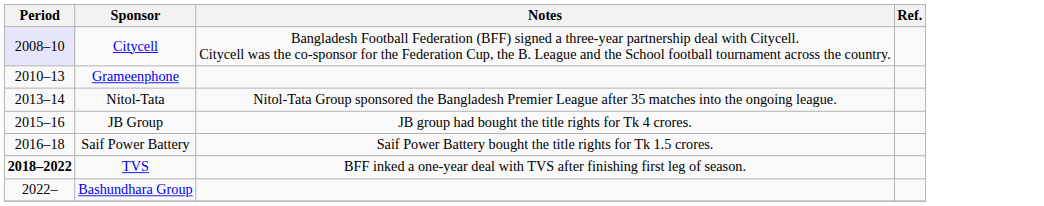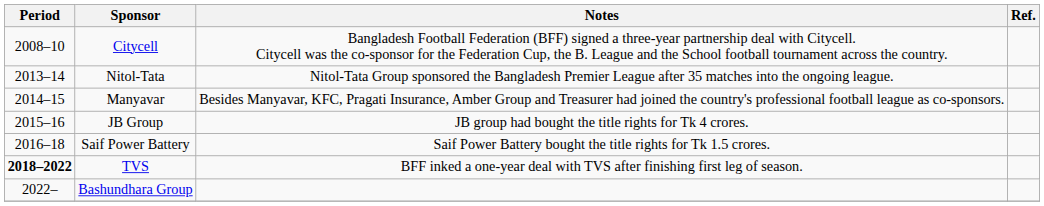(40, 46) lavender background -> (40, 46) no background
- row: (136, 76)
+ row: (136, 99)
